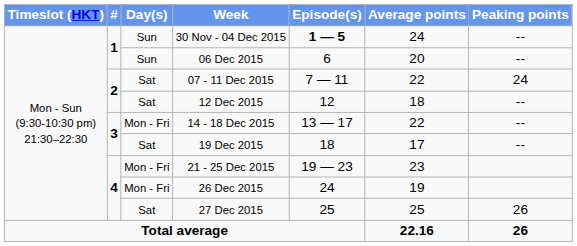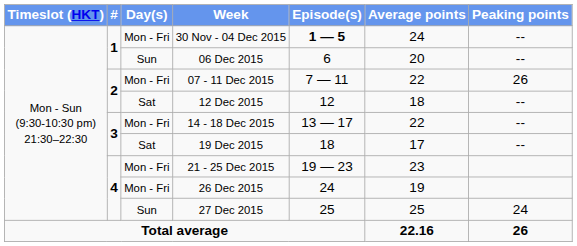(147, 37) Sun -> (147, 37) Mon - Fri
(147, 80) Sat -> (147, 80) Mon - Fri
(520, 79) 24 -> (520, 79) 26
(147, 210) Sat -> (147, 210) Sun
(520, 209) 26 -> (520, 209) 24
